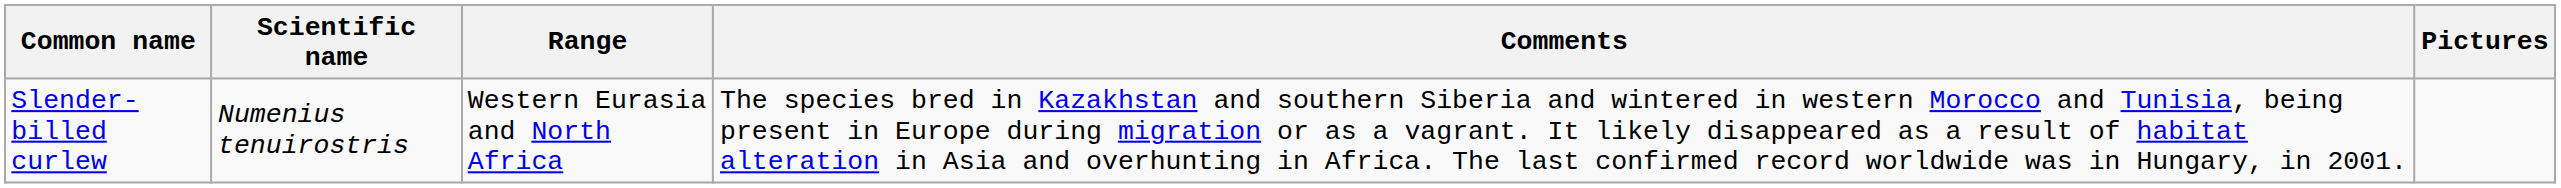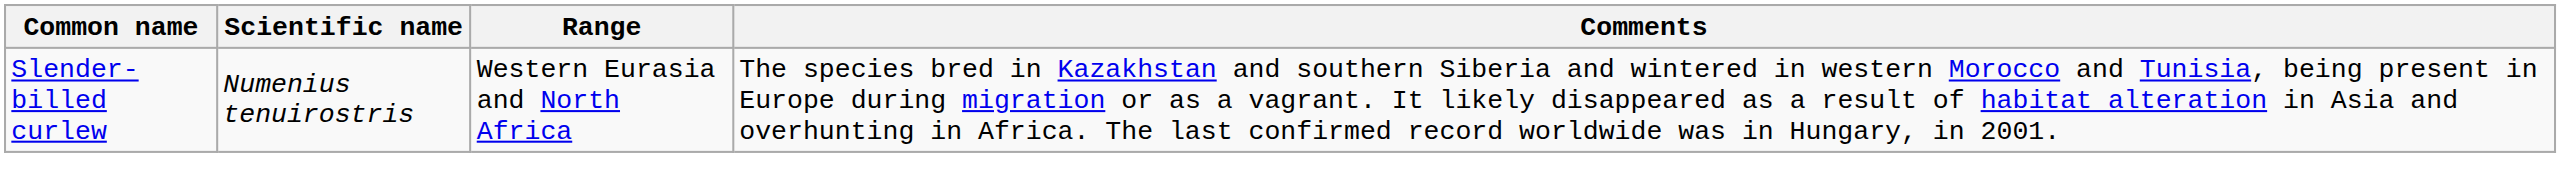- column: (2485, 42)
